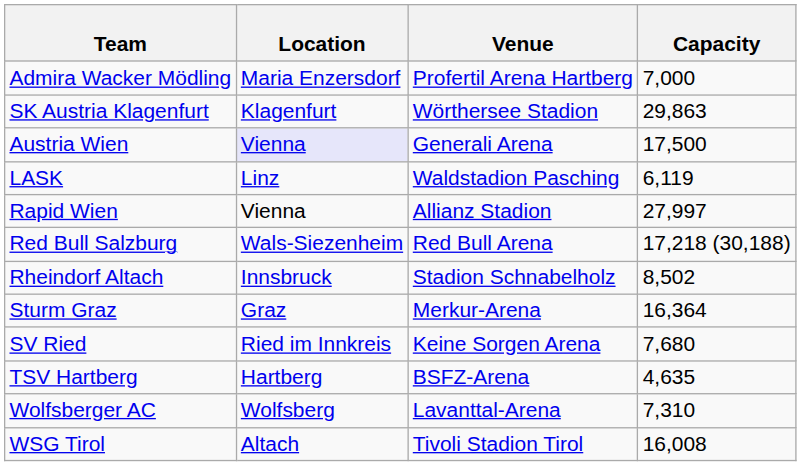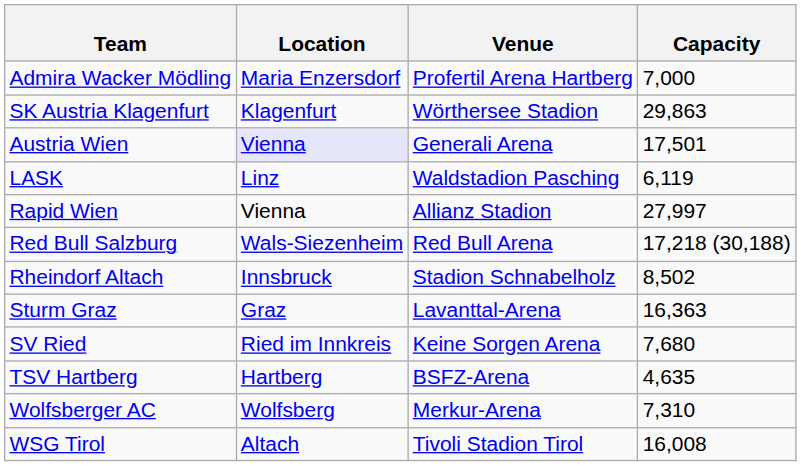(675, 144) 17,500 -> (675, 144) 17,501
(477, 310) Merkur-Arena -> (487, 310) Lavanttal-Arena
(675, 310) 16,364 -> (675, 310) 16,363
(487, 410) Lavanttal-Arena -> (477, 410) Merkur-Arena
